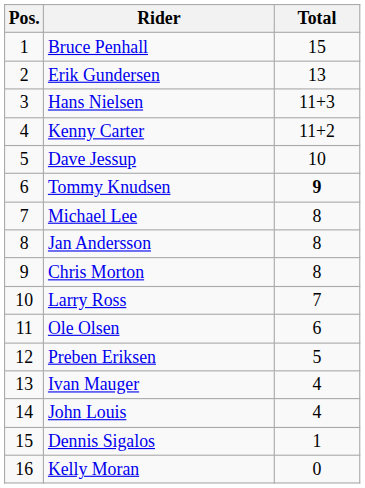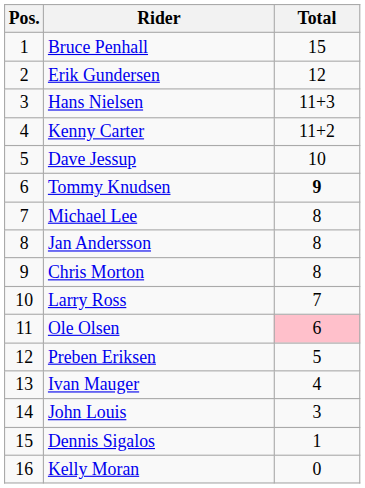(317, 74) 13 -> (317, 74) 12
(317, 328) no background -> (317, 328) pink background
(317, 412) 4 -> (317, 412) 3
